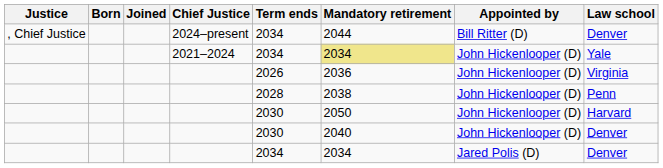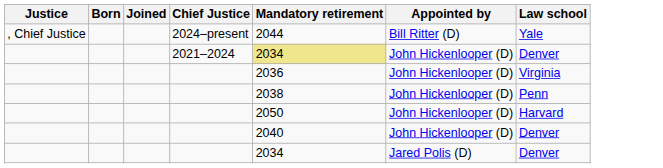- column: (287, 14)
(607, 34) Denver -> (531, 34) Yale
(599, 53) Yale -> (539, 53) Denver
